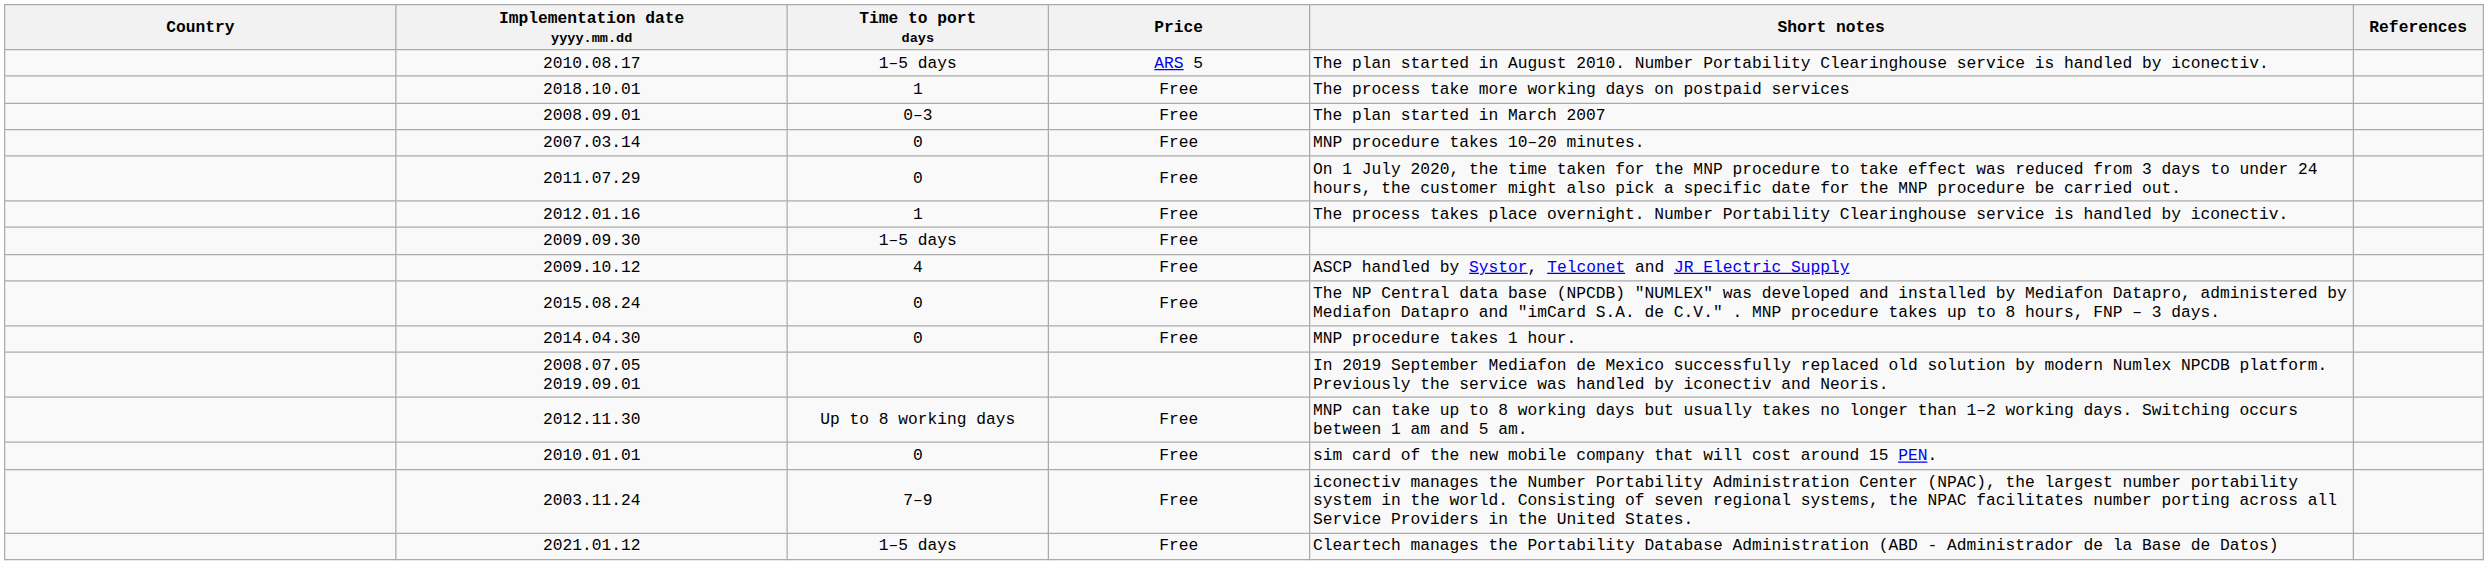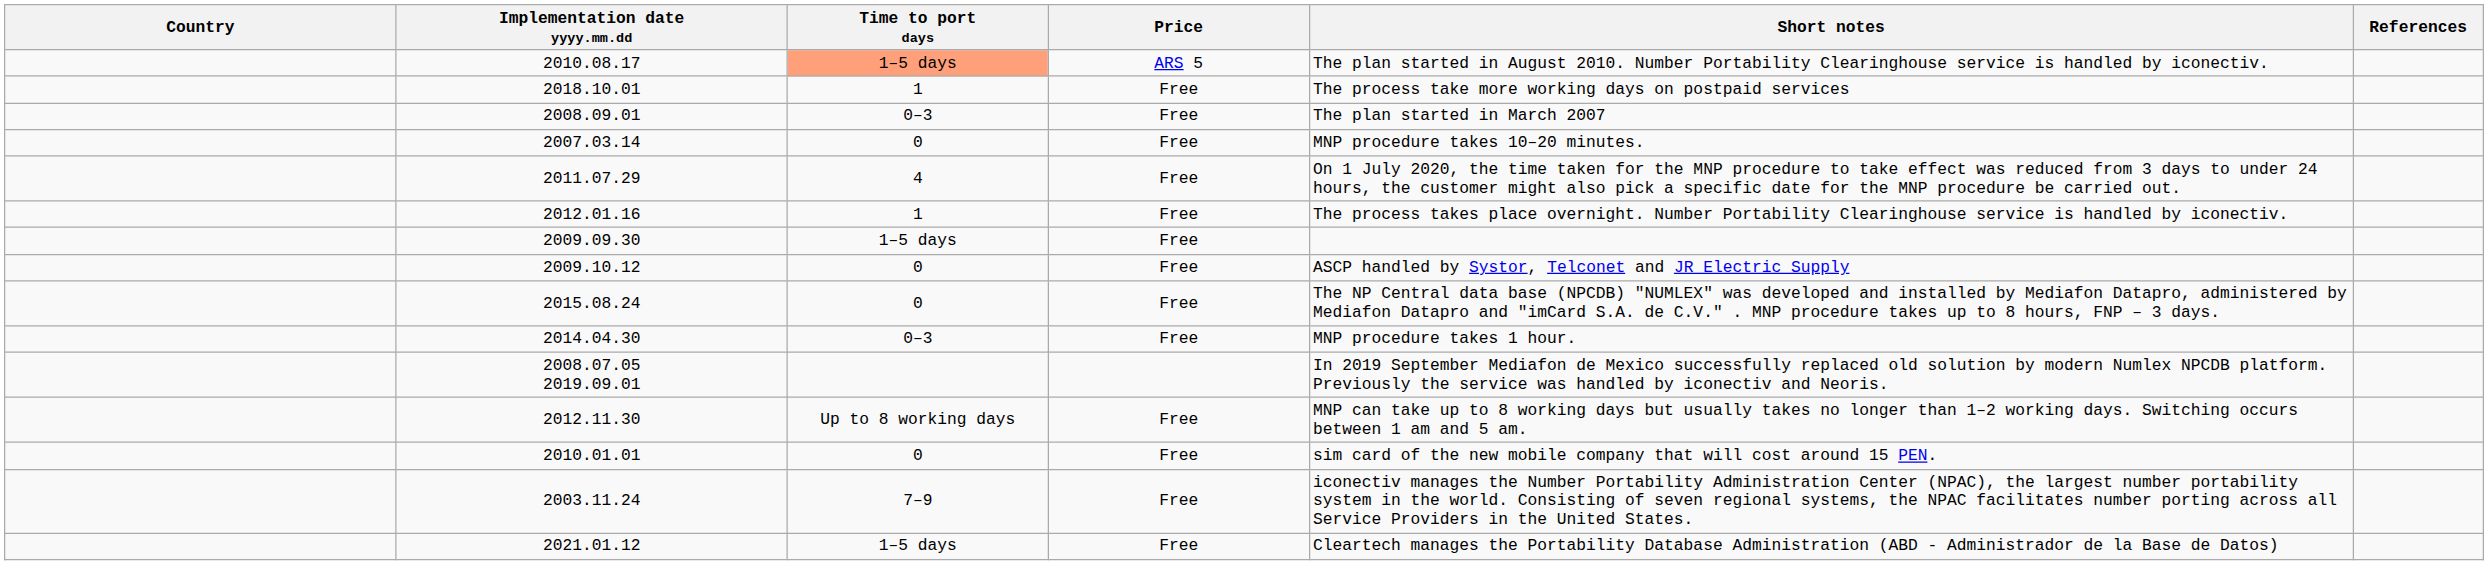(918, 63) no background -> (918, 63) lightsalmon background
(918, 178) 0 -> (918, 178) 4
(918, 267) 4 -> (918, 267) 0
(918, 339) 0 -> (918, 339) 0–3
